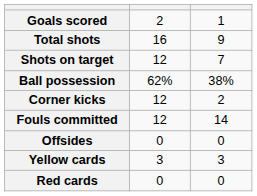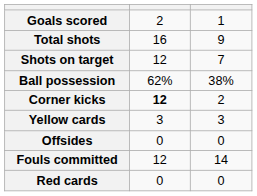(160, 100) normal -> (160, 100) bold
rows swapped: (67, 120) <-> (67, 160)
